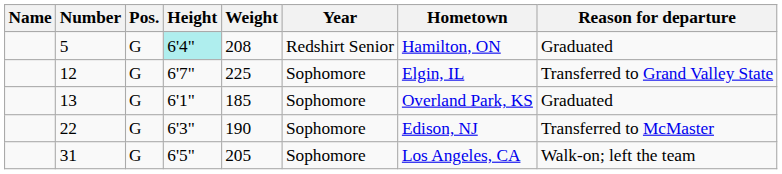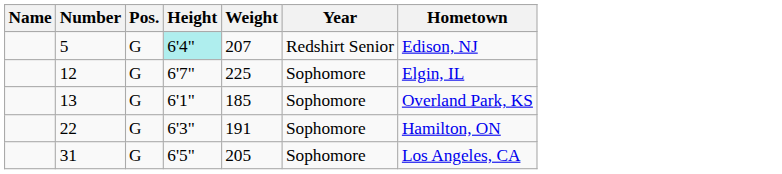- column: (657, 18)
(238, 45) 208 -> (238, 45) 207
(451, 45) Hamilton, ON -> (440, 45) Edison, NJ
(238, 127) 190 -> (238, 127) 191
(440, 127) Edison, NJ -> (451, 127) Hamilton, ON
